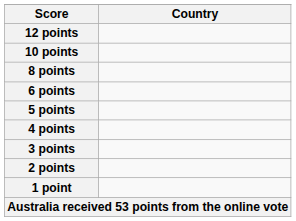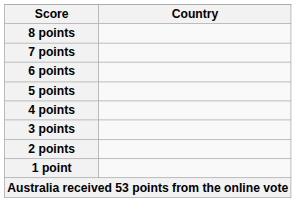- row: (52, 33)
- row: (52, 52)
+ row: (52, 52)
